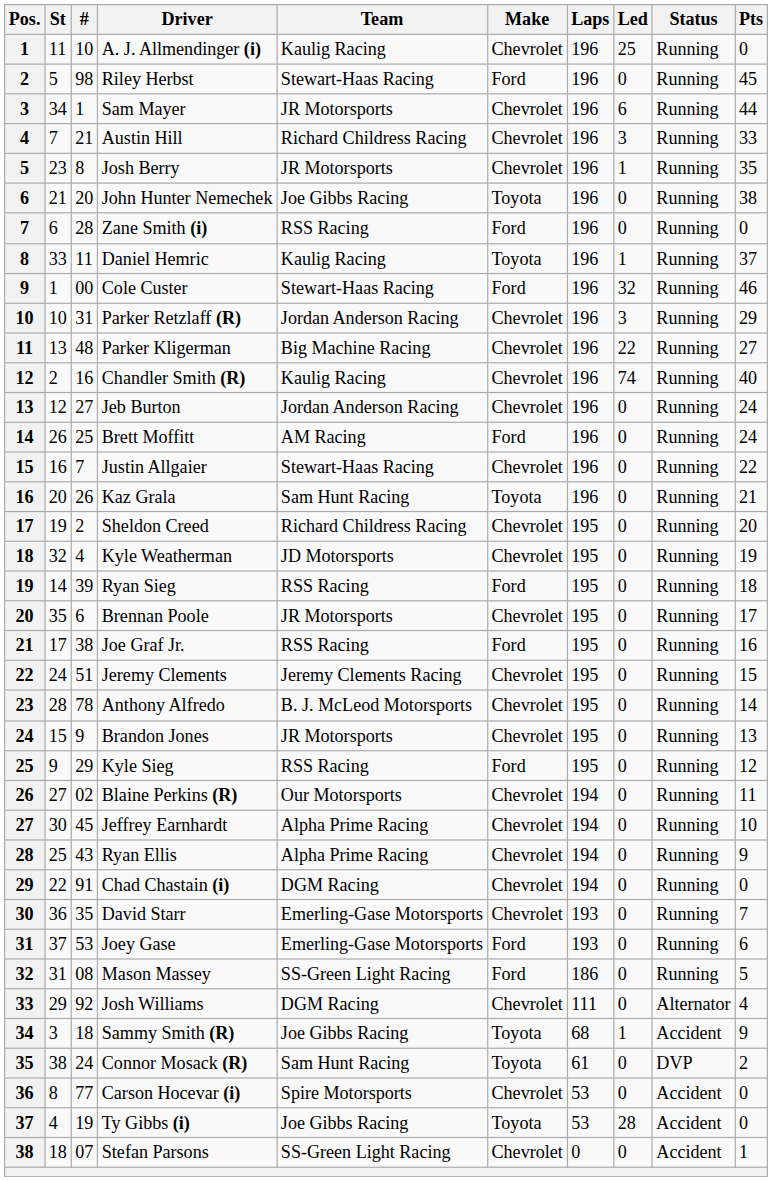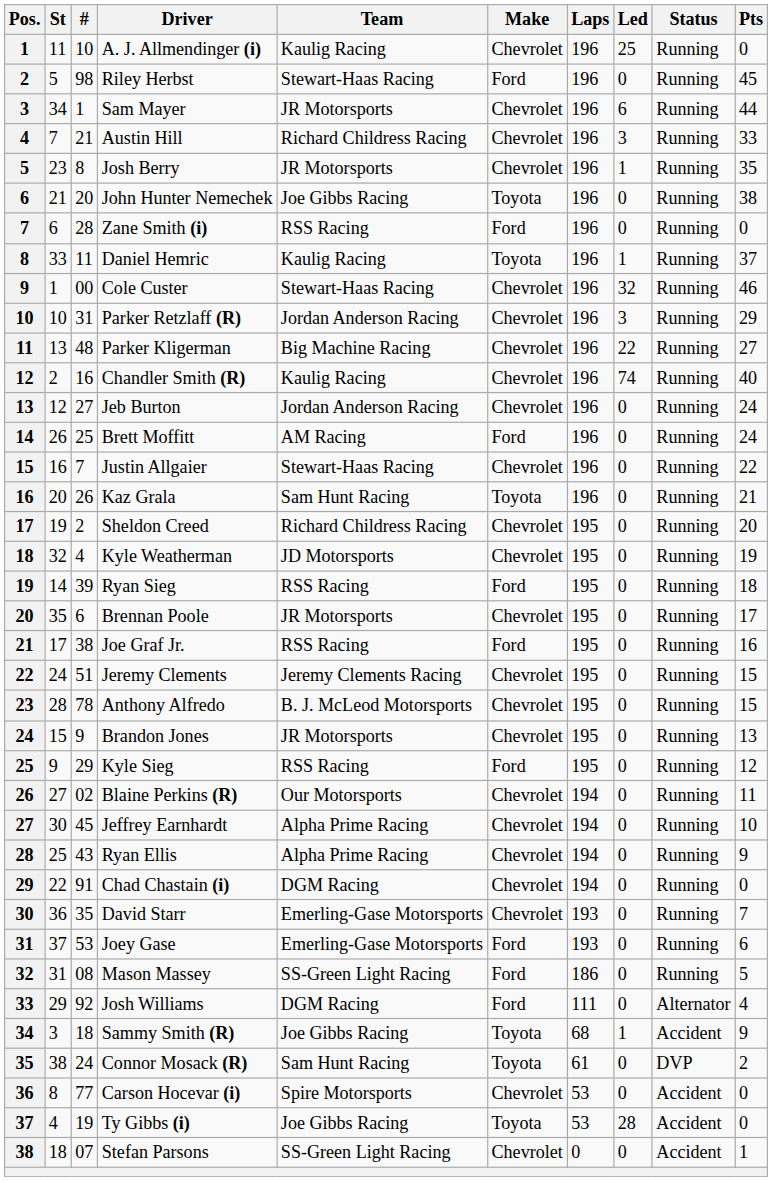(509, 288) Ford -> (527, 288) Chevrolet
(748, 705) 14 -> (748, 705) 15
(527, 1003) Chevrolet -> (509, 1003) Ford
